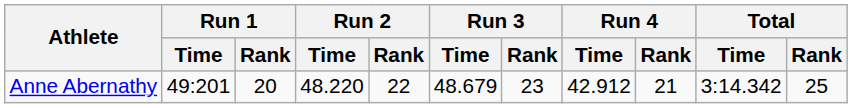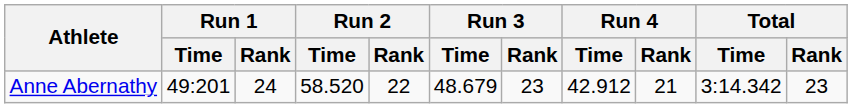(265, 87) 20 -> (265, 87) 24
(332, 87) 48.220 -> (332, 87) 58.520
(817, 87) 25 -> (817, 87) 23
